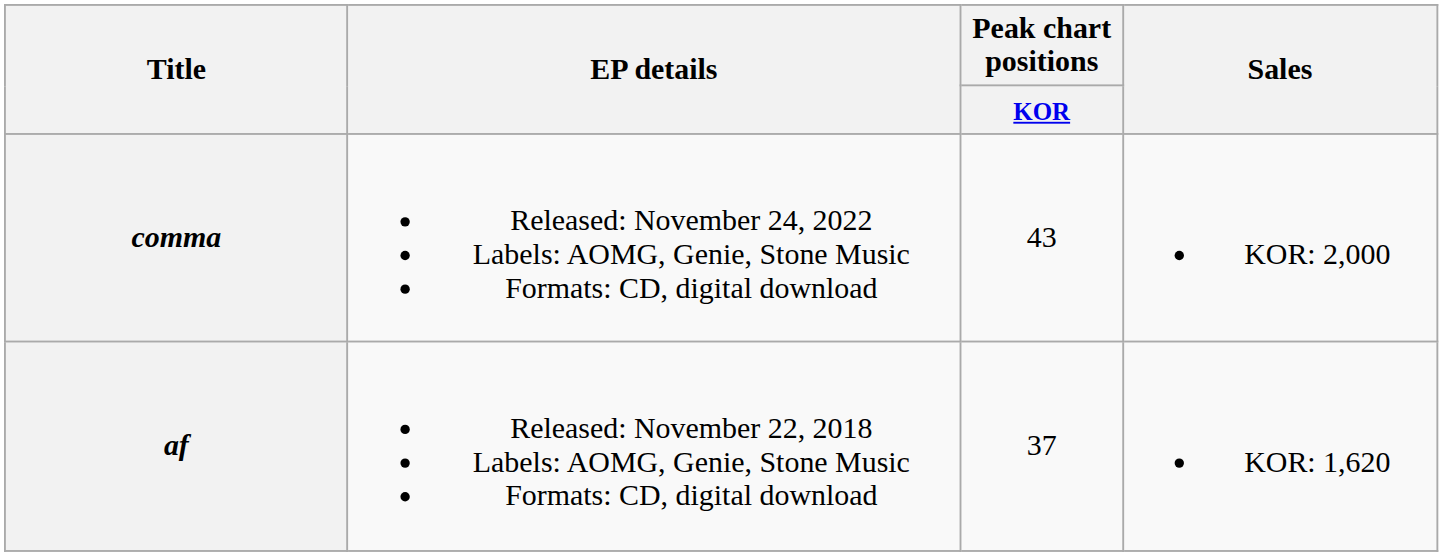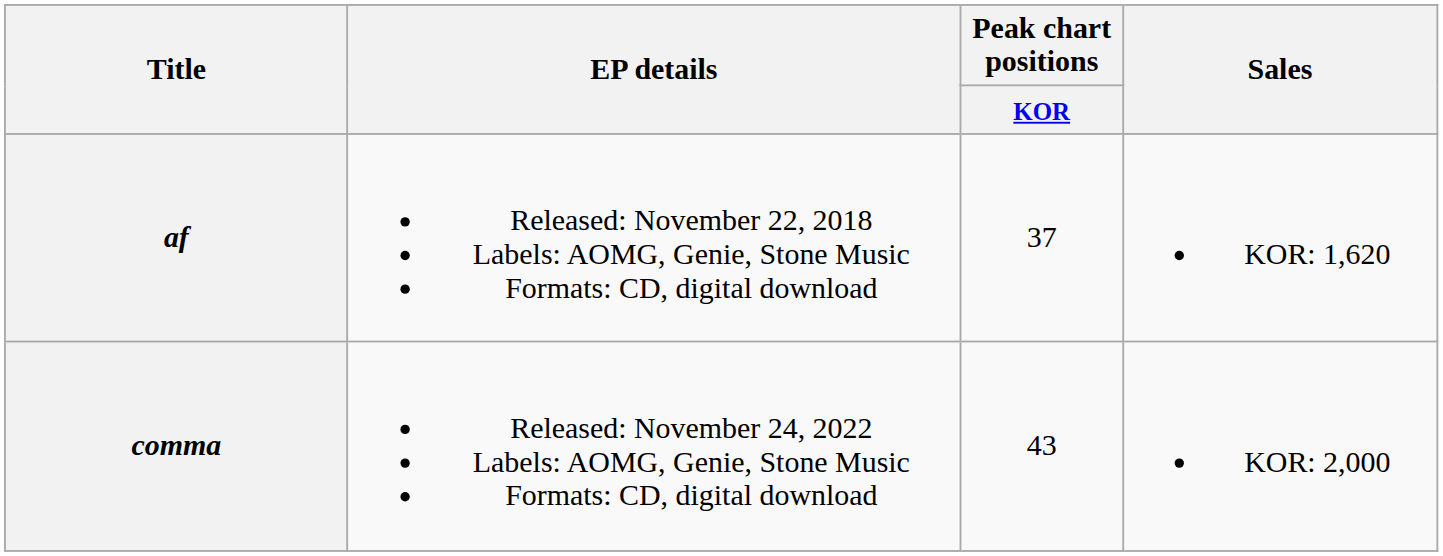rows swapped: (176, 445) <-> (176, 237)
